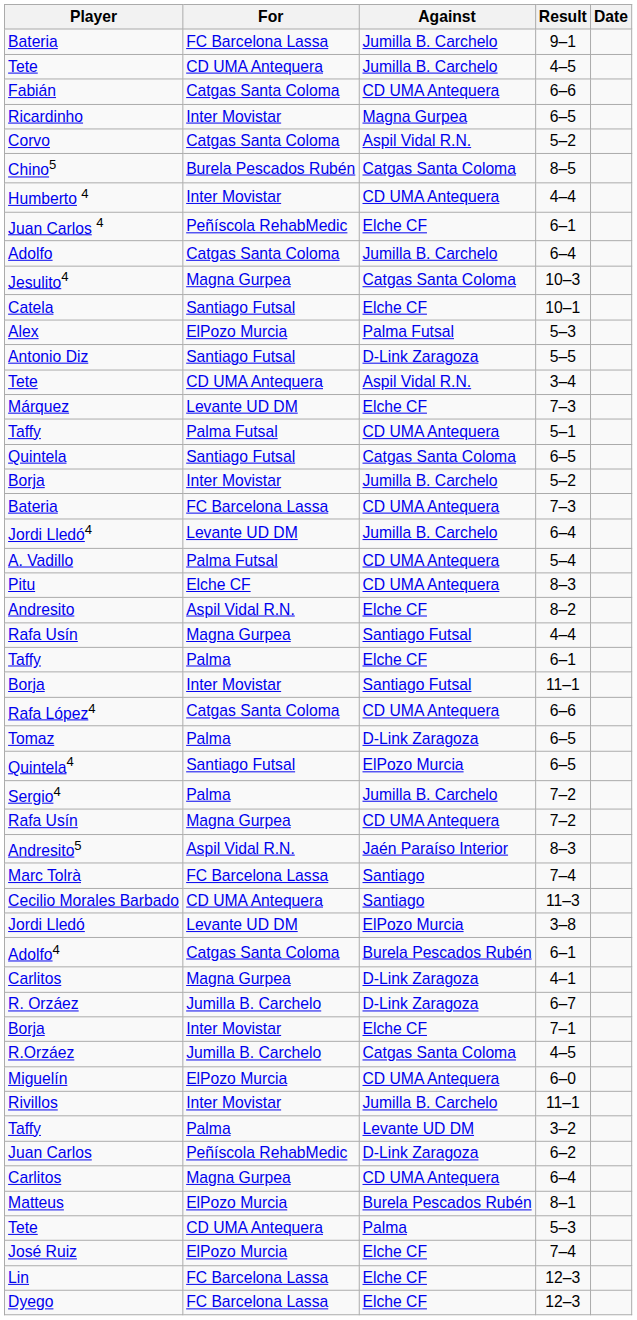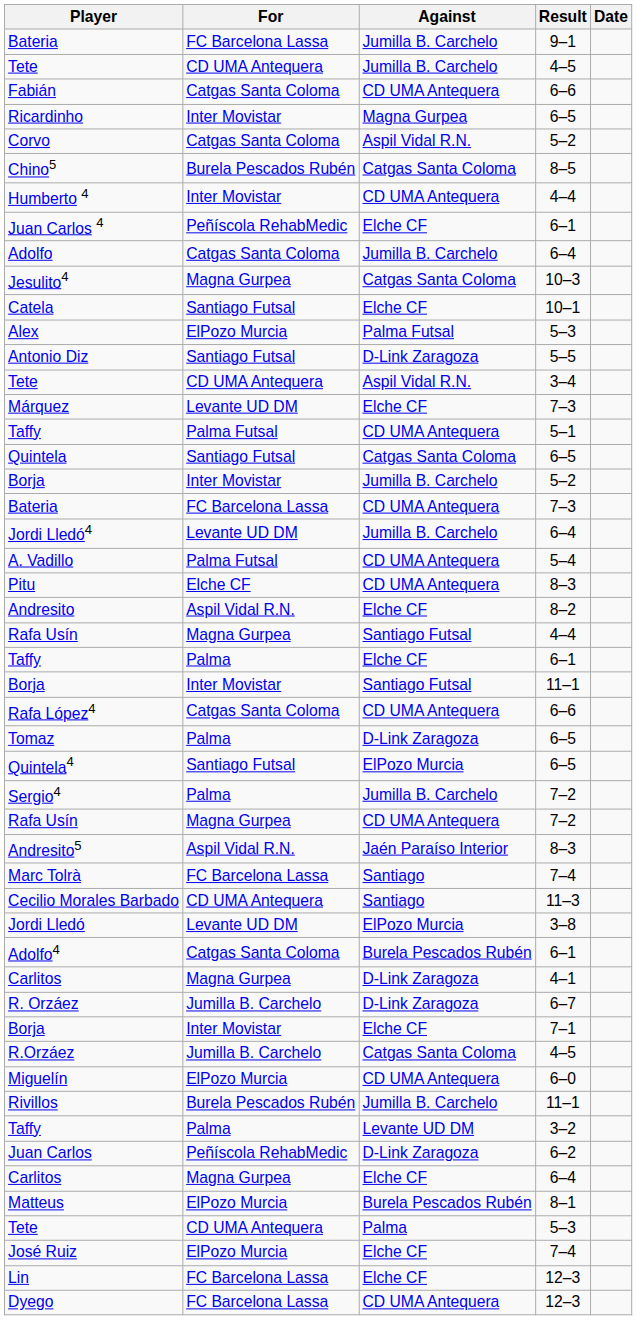(234, 1103) Inter Movistar -> (271, 1103) Burela Pescados Rubén
(431, 1178) CD UMA Antequera -> (395, 1178) Elche CF
(395, 1302) Elche CF -> (431, 1302) CD UMA Antequera
